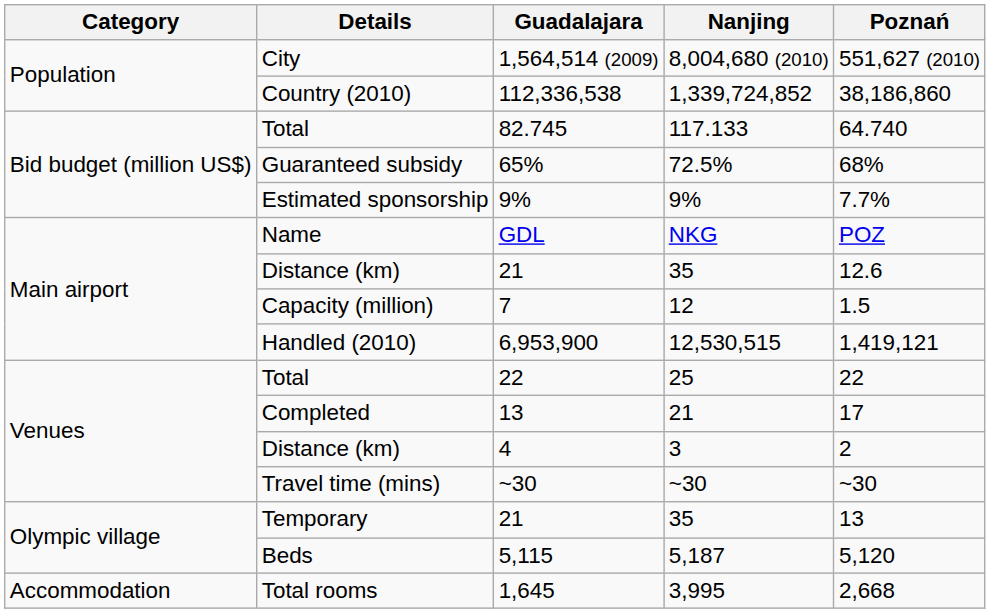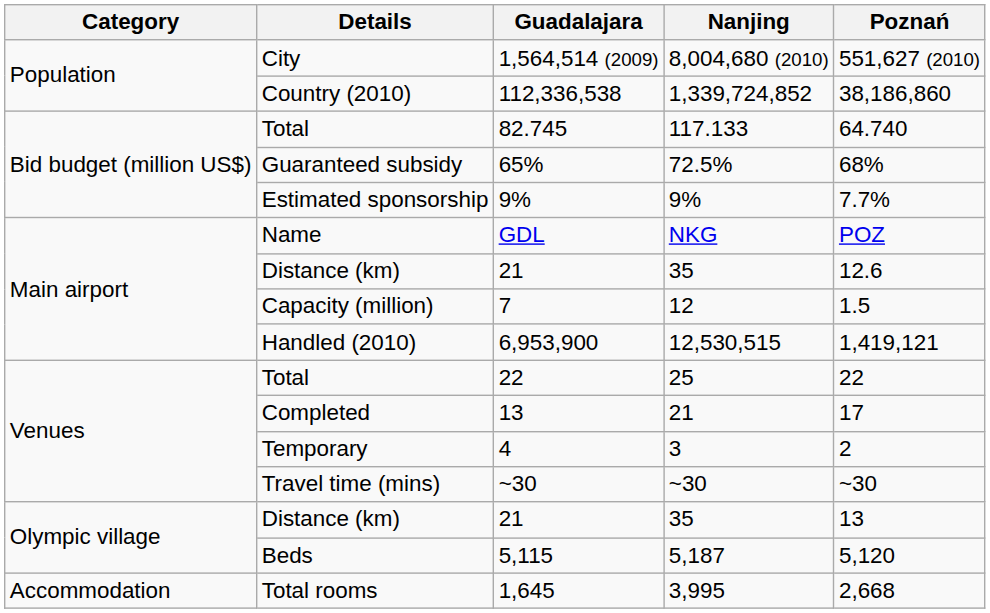(331, 448) Distance (km) -> (315, 448) Temporary
(315, 519) Temporary -> (331, 519) Distance (km)
